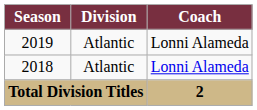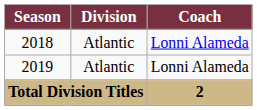rows swapped: (37, 67) <-> (37, 42)
